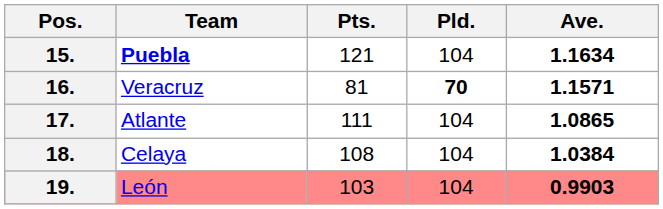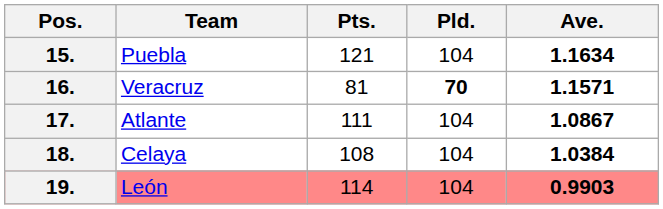(155, 54) bold -> (154, 54) normal
(582, 120) 1.0865 -> (582, 120) 1.0867
(357, 187) 103 -> (357, 187) 114
